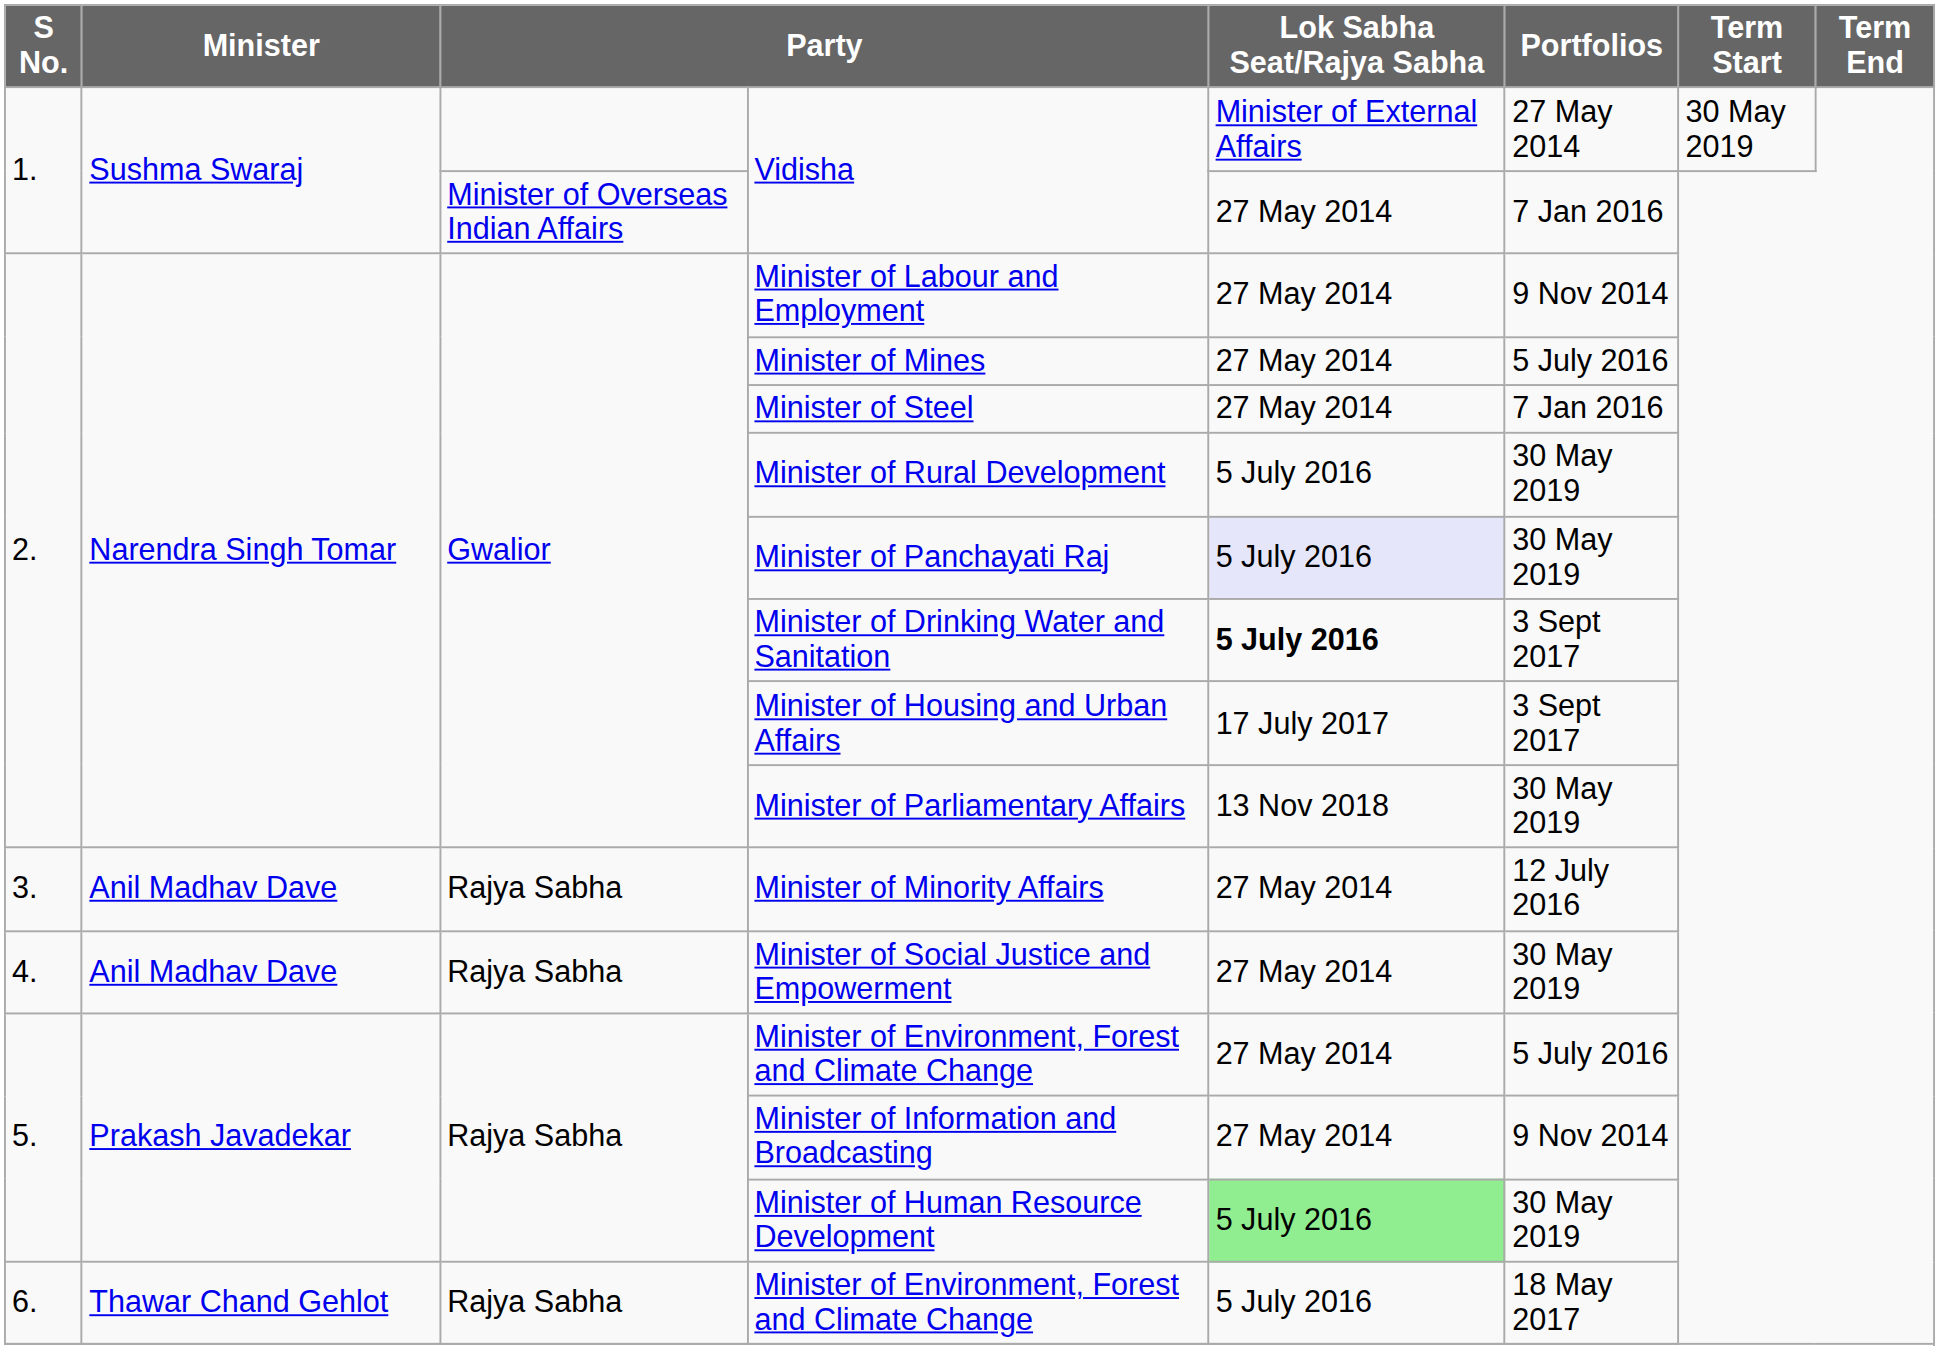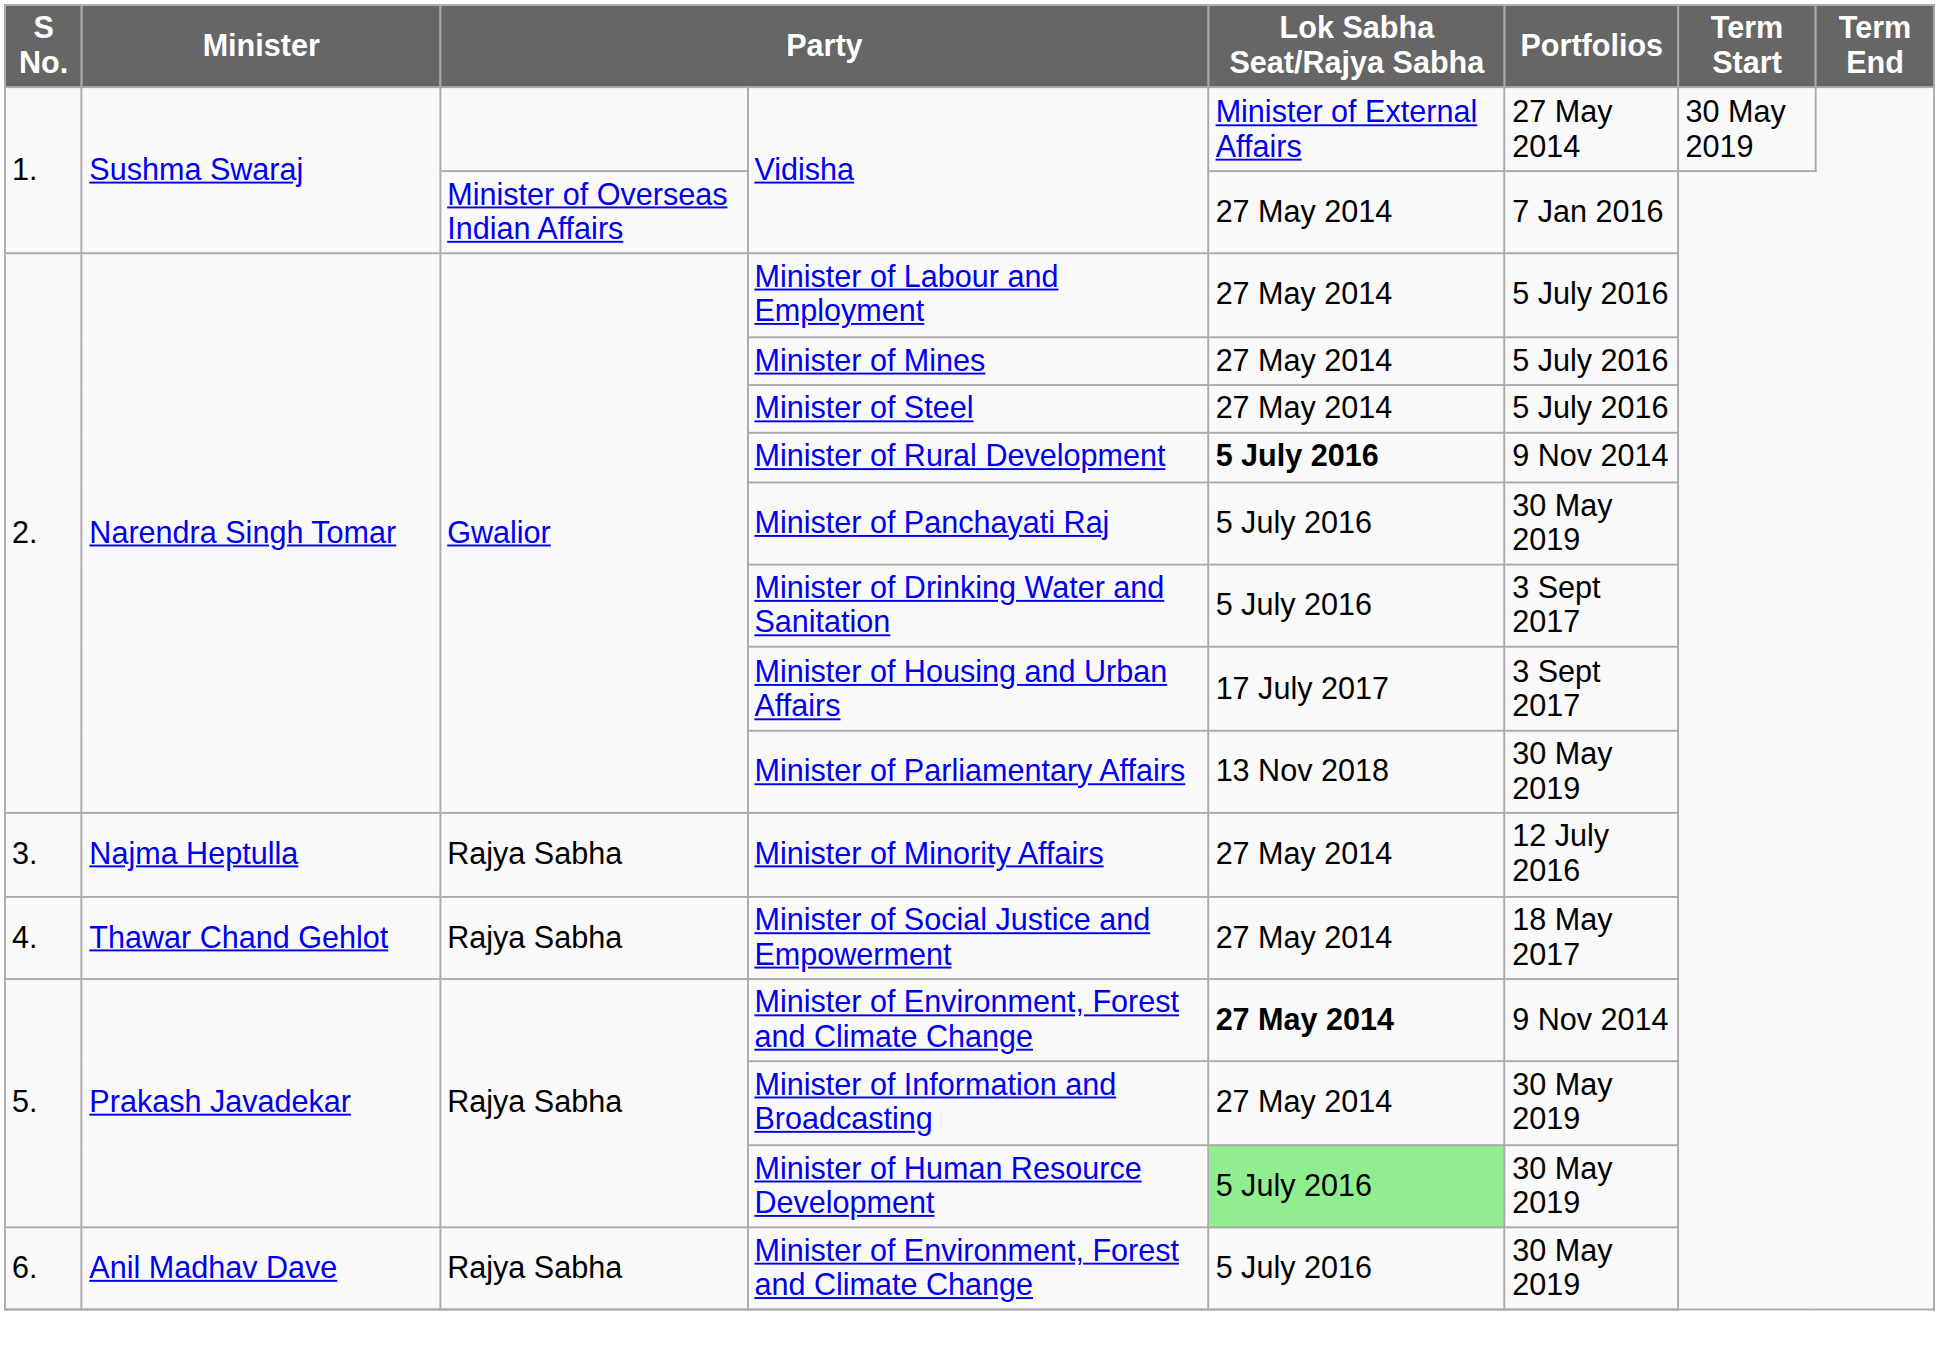(1590, 294) 9 Nov 2014 -> (1590, 294) 5 July 2016
(1588, 408) 7 Jan 2016 -> (1590, 408) 5 July 2016
(1294, 474) normal -> (1297, 457) bold
(1562, 474) 30 May 2019 -> (1590, 457) 9 Nov 2014
(1294, 557) lavender background -> (1294, 522) no background
(1297, 639) bold -> (1294, 605) normal
(213, 888) Anil Madhav Dave -> (194, 854) Najma Heptulla
(213, 971) Anil Madhav Dave -> (239, 936) Thawar Chand Gehlot
(1562, 971) 30 May 2019 -> (1562, 936) 18 May 2017
(1304, 1054) normal -> (1305, 1019) bold
(1590, 1054) 5 July 2016 -> (1590, 1019) 9 Nov 2014
(1590, 1137) 9 Nov 2014 -> (1562, 1102) 30 May 2019
(239, 1302) Thawar Chand Gehlot -> (213, 1268) Anil Madhav Dave
(1562, 1302) 18 May 2017 -> (1562, 1268) 30 May 2019
